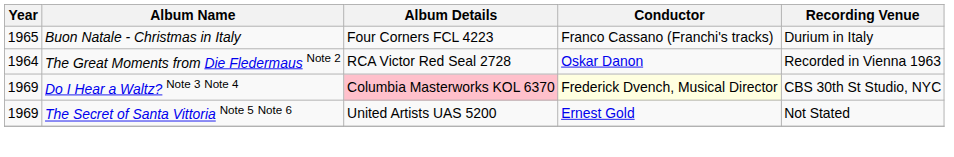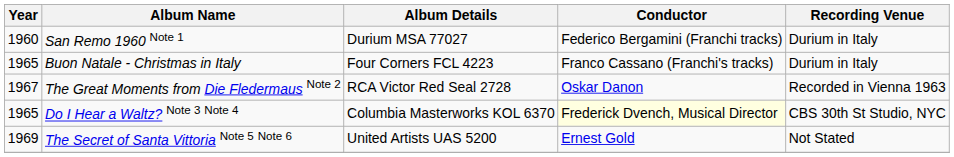+ row: (114, 39)
(23, 61) 1964 -> (23, 87) 1967
(23, 87) 1969 -> (23, 113) 1965
(451, 87) pink background -> (451, 113) no background
